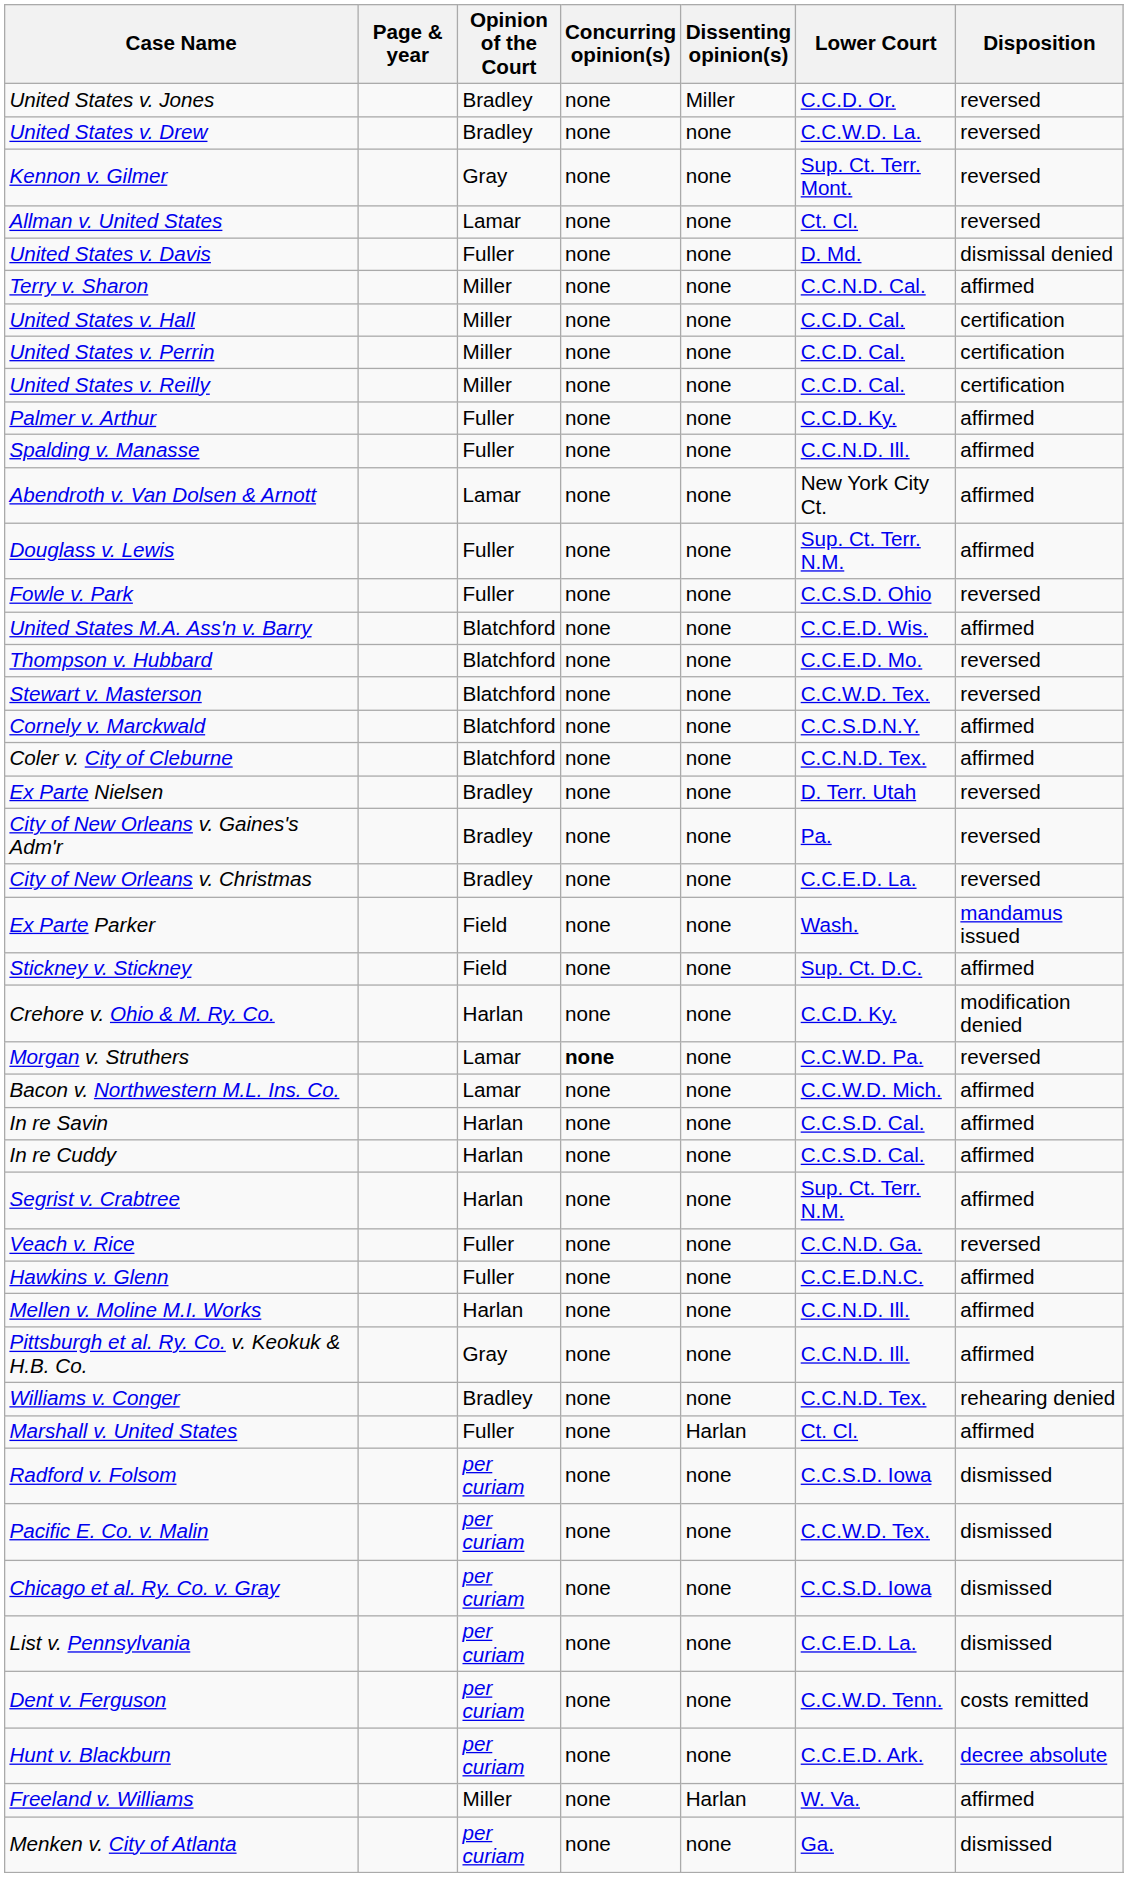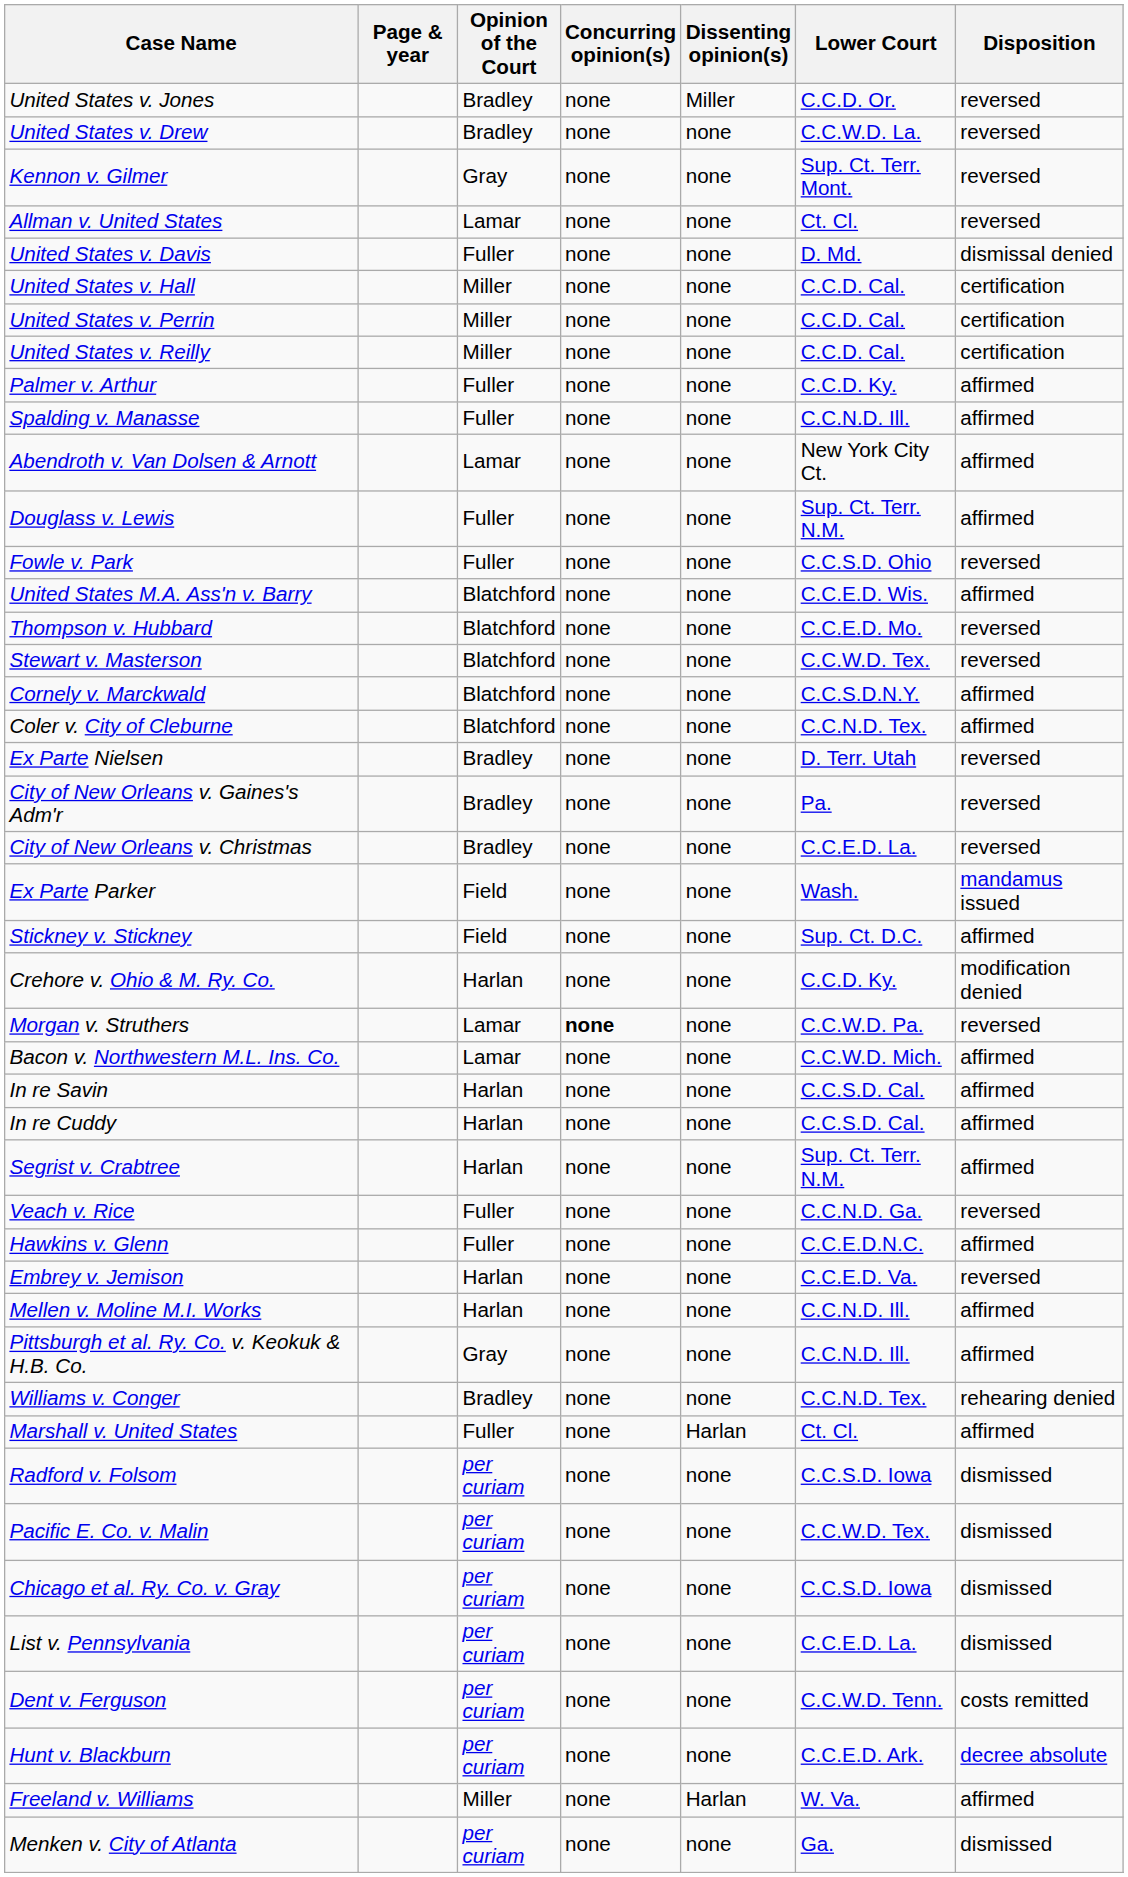- row: (79, 286)
+ row: (96, 1277)
